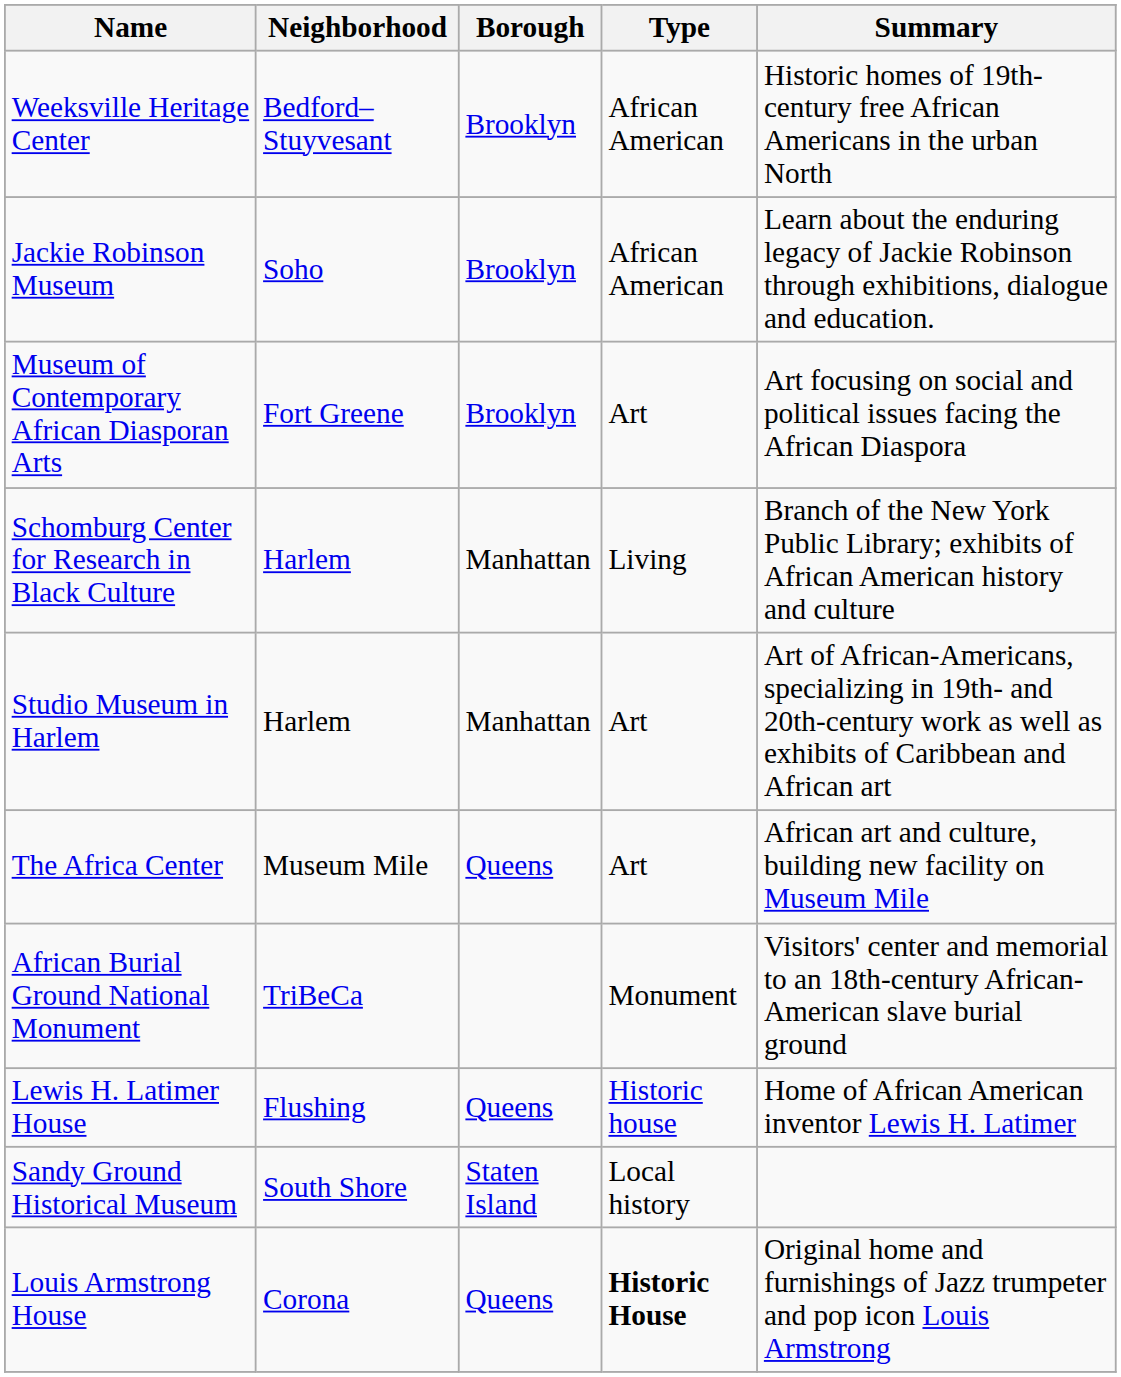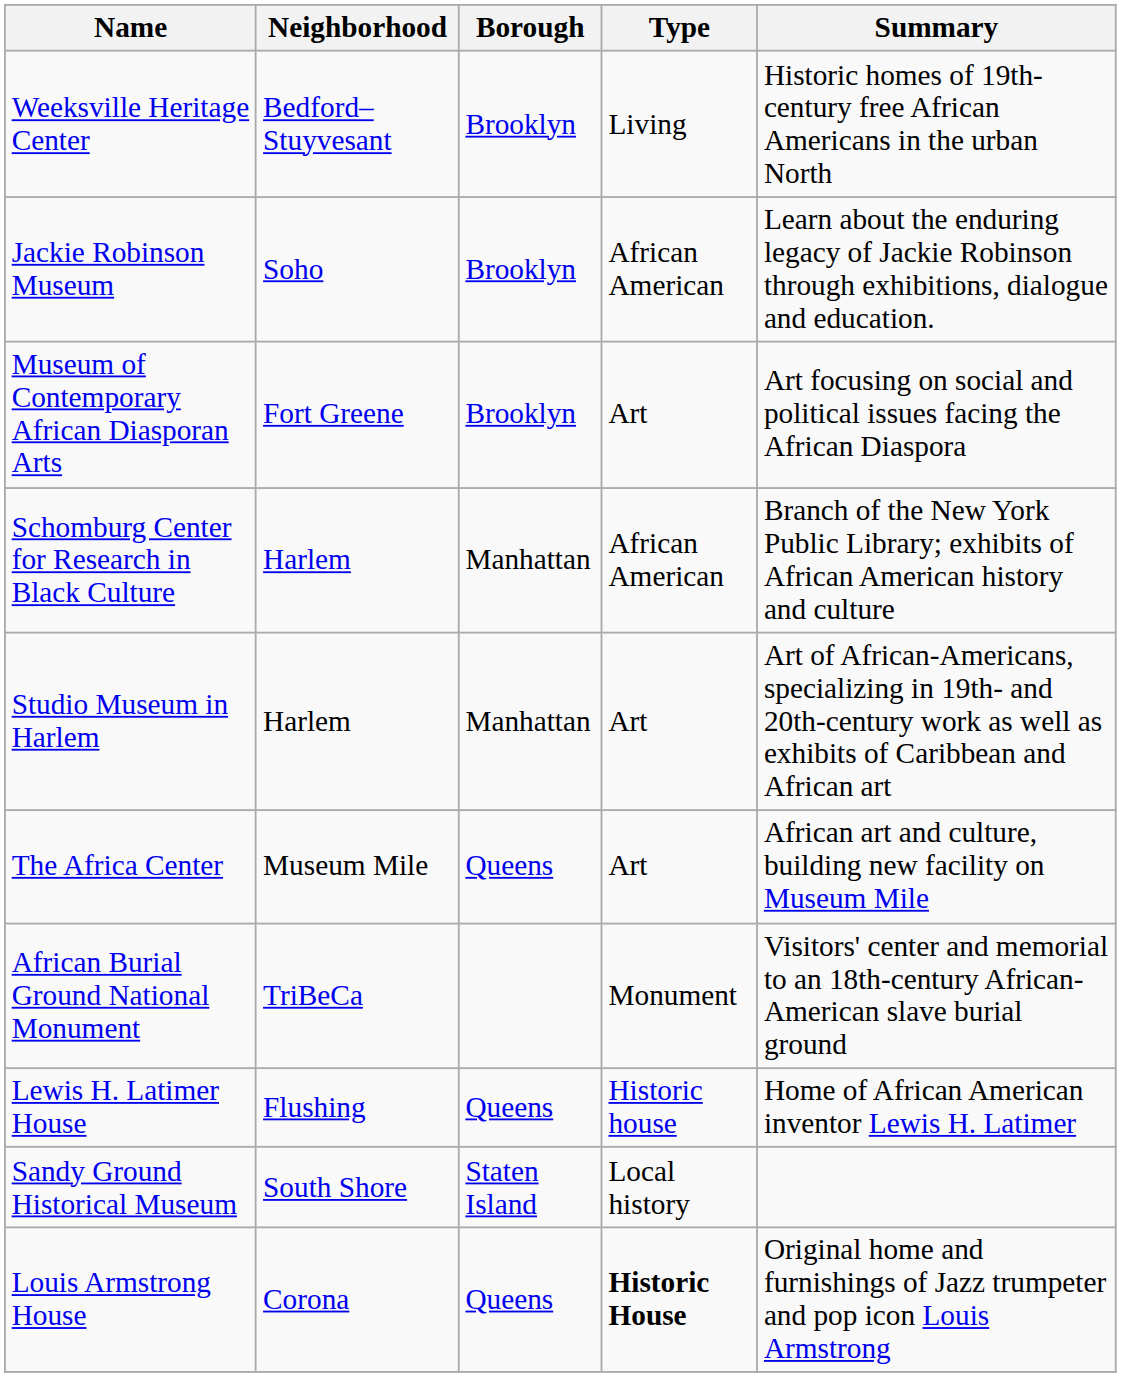(666, 123) African American -> (648, 123) Living
(648, 559) Living -> (666, 559) African American
